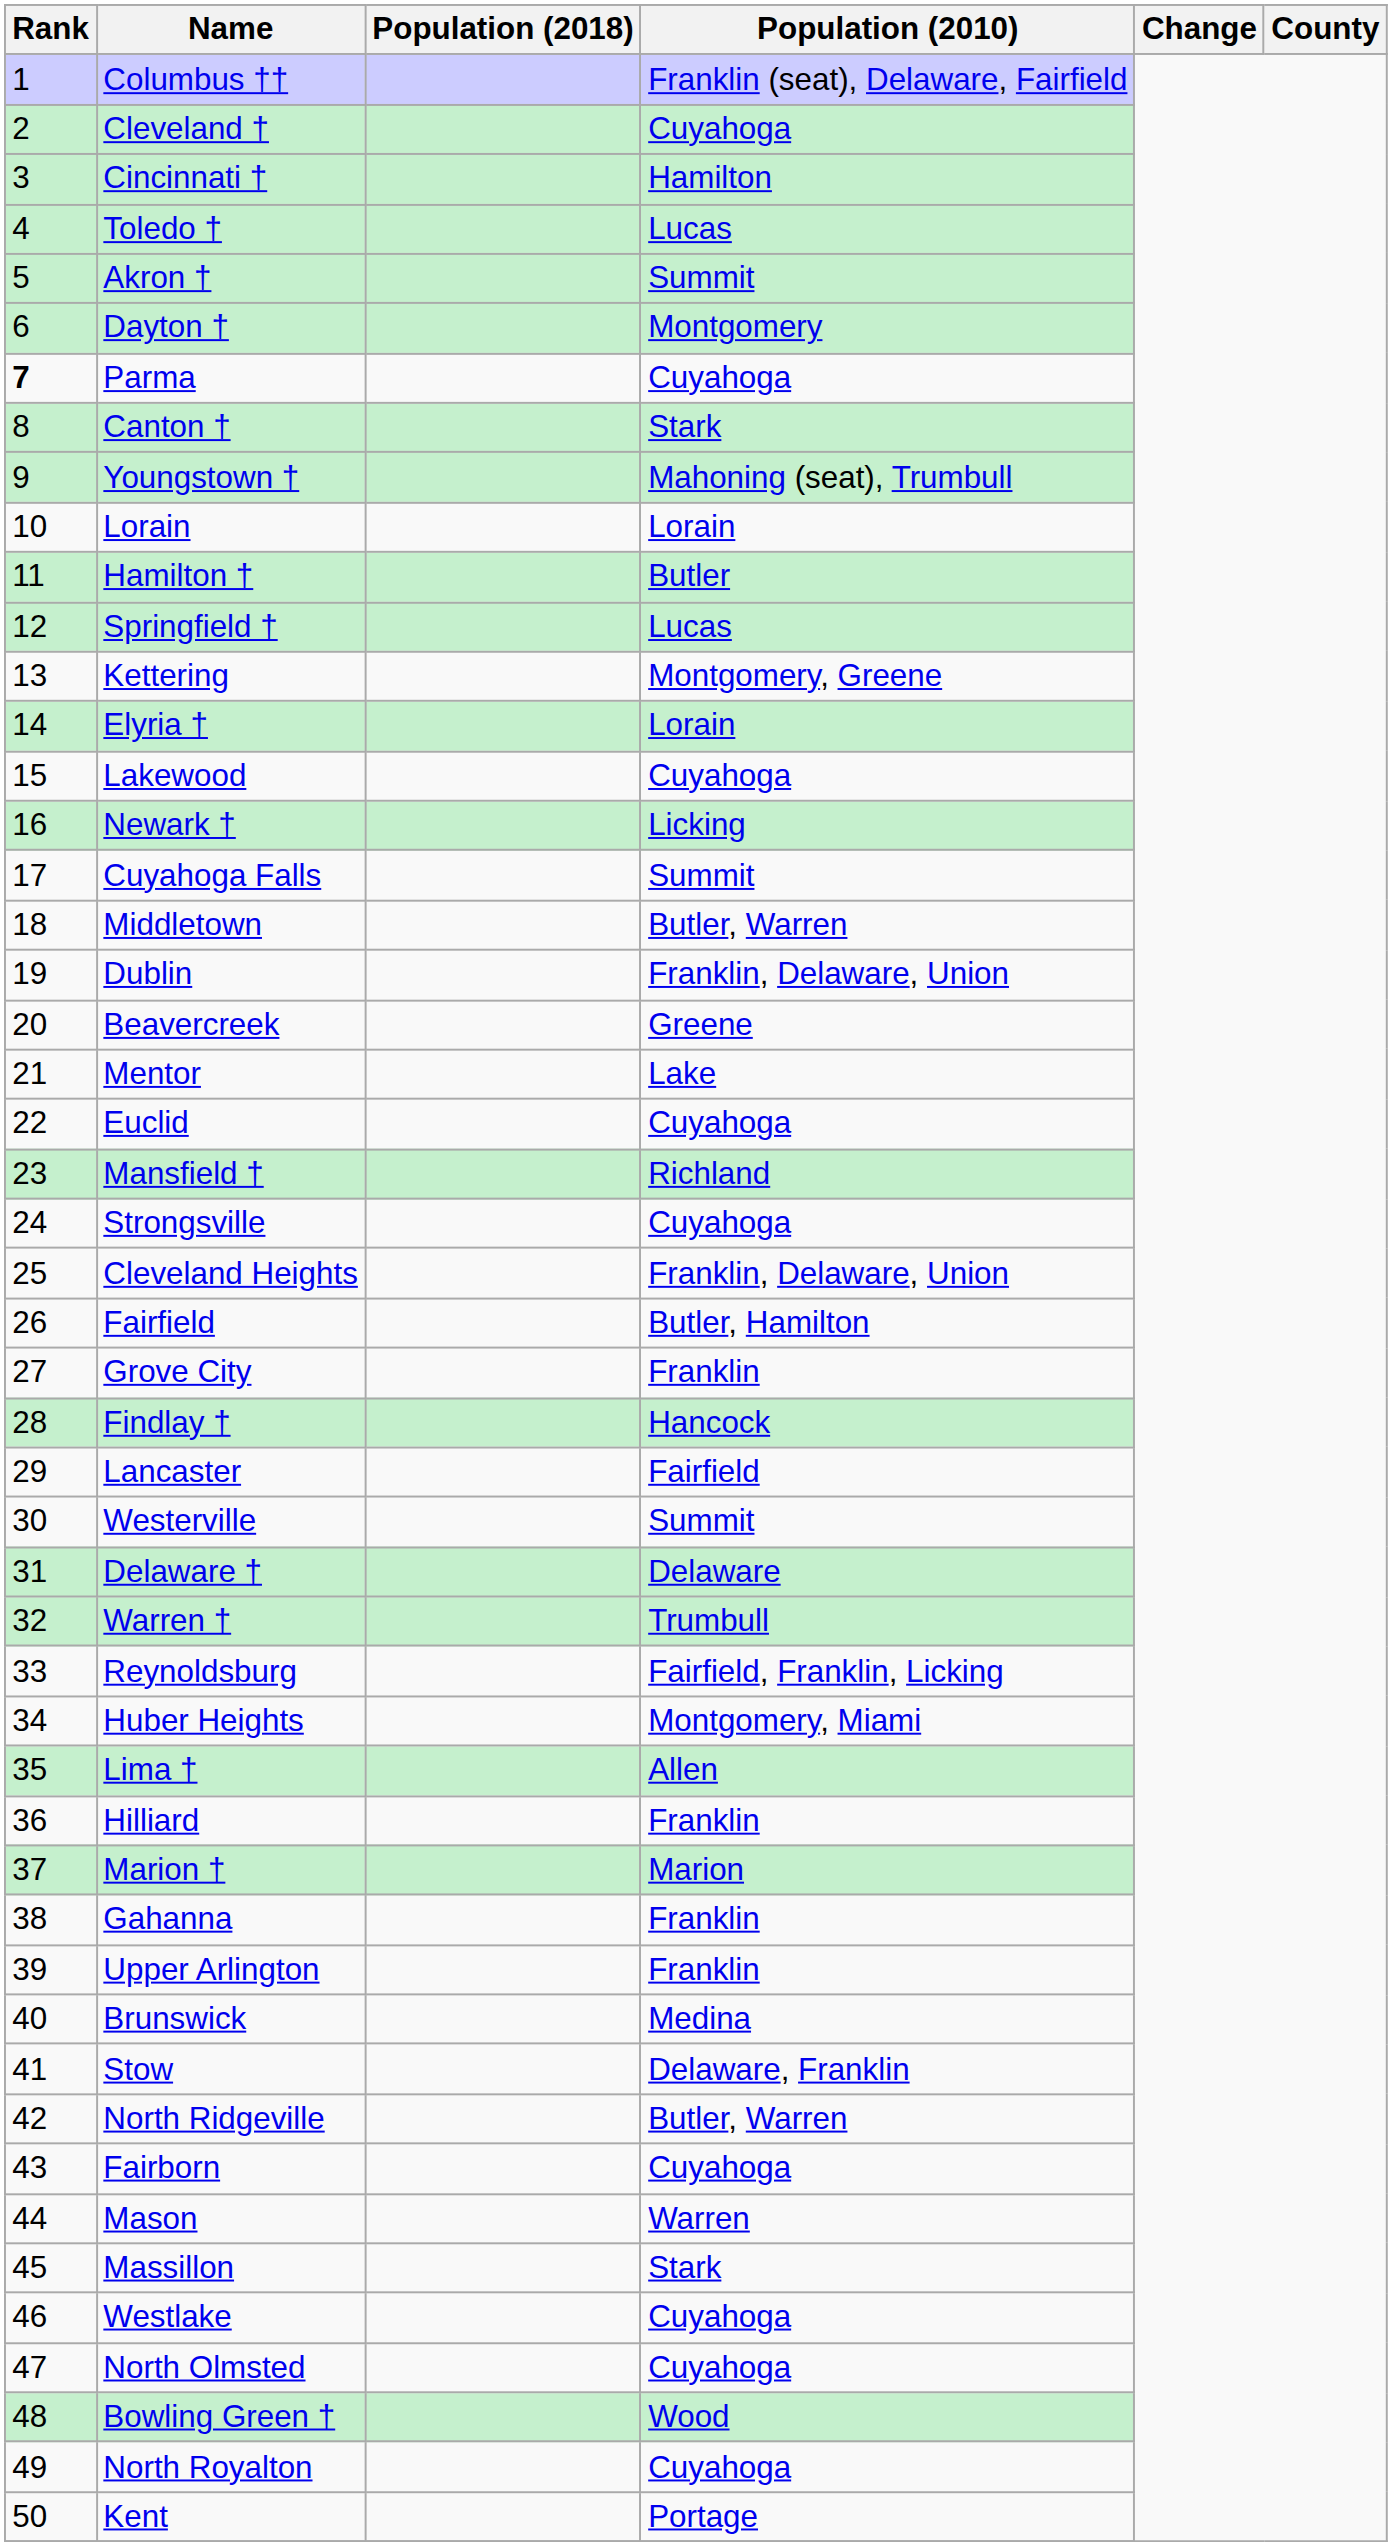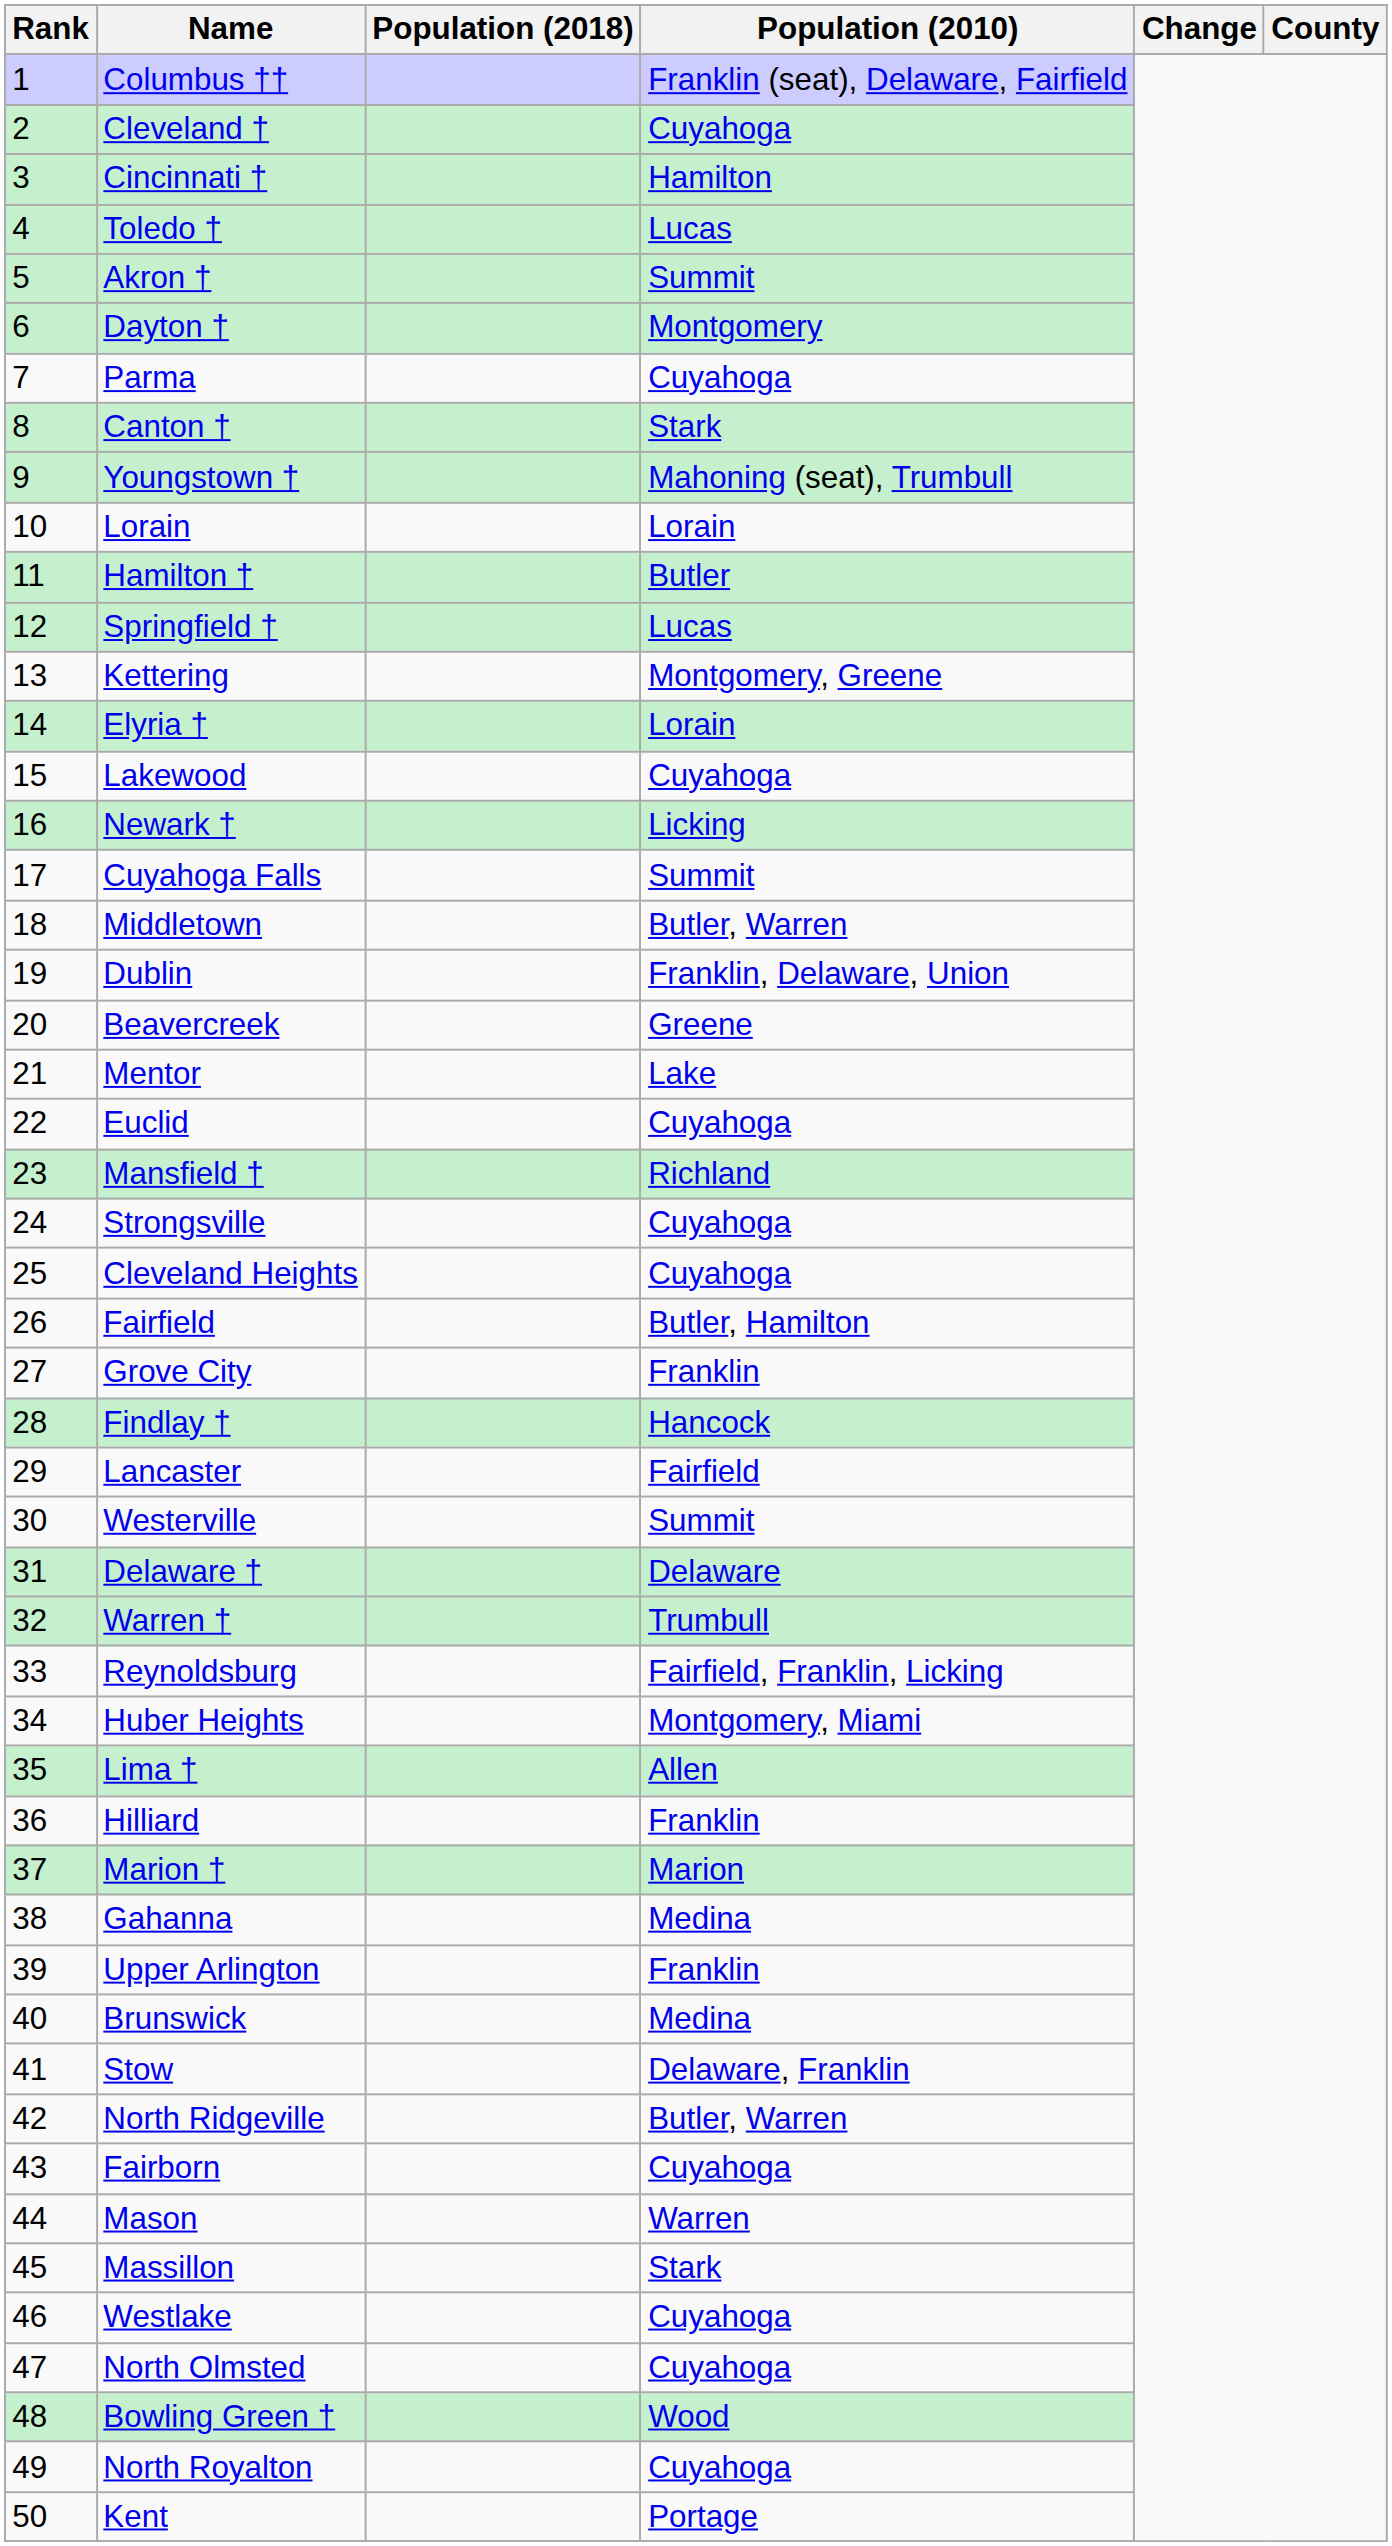(21, 377) bold -> (21, 377) normal
(829, 1272) Franklin, Delaware, Union -> (720, 1272) Cuyahoga
(704, 1919) Franklin -> (700, 1919) Medina
